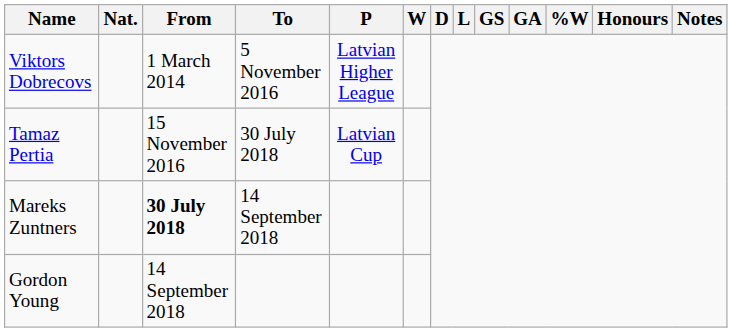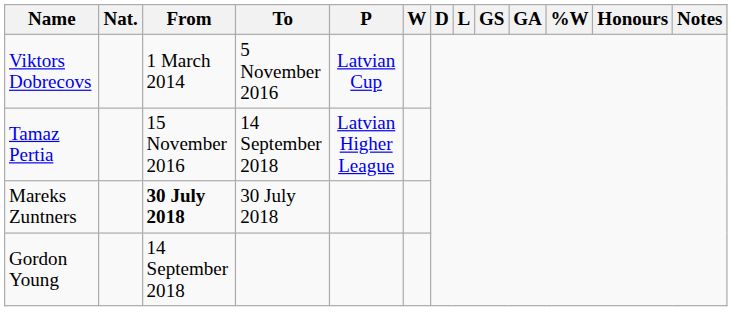(366, 71) Latvian Higher League -> (366, 71) Latvian Cup
(268, 144) 30 July 2018 -> (281, 144) 14 September 2018
(366, 144) Latvian Cup -> (366, 144) Latvian Higher League
(281, 217) 14 September 2018 -> (268, 206) 30 July 2018
